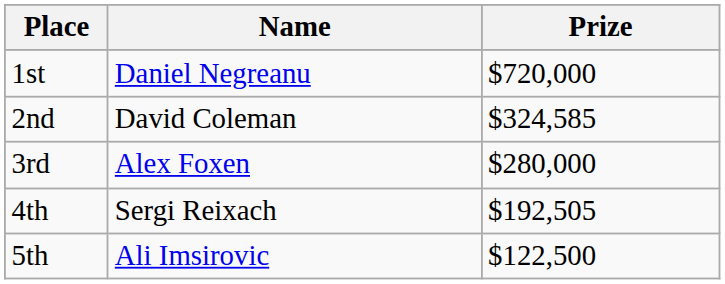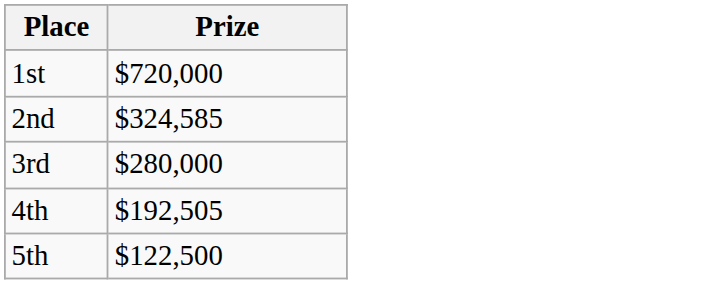- column: (295, 27)
